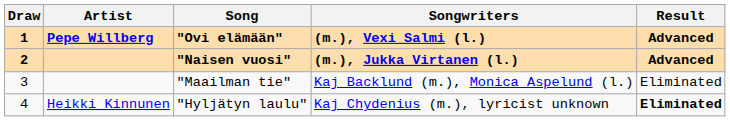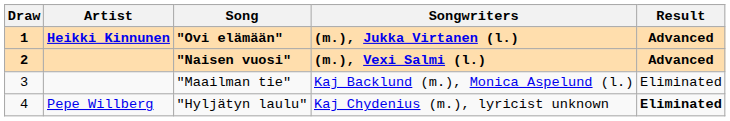(100, 38) Pepe Willberg -> (108, 38) Heikki Kinnunen
(400, 38) (m.), Vexi Salmi (l.) -> (416, 38) (m.), Jukka Virtanen (l.)
(416, 60) (m.), Jukka Virtanen (l.) -> (400, 60) (m.), Vexi Salmi (l.)
(108, 105) Heikki Kinnunen -> (100, 105) Pepe Willberg
